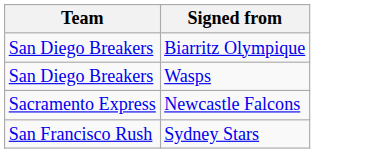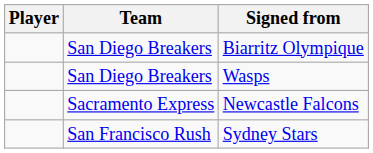+ column: (34, 18)
